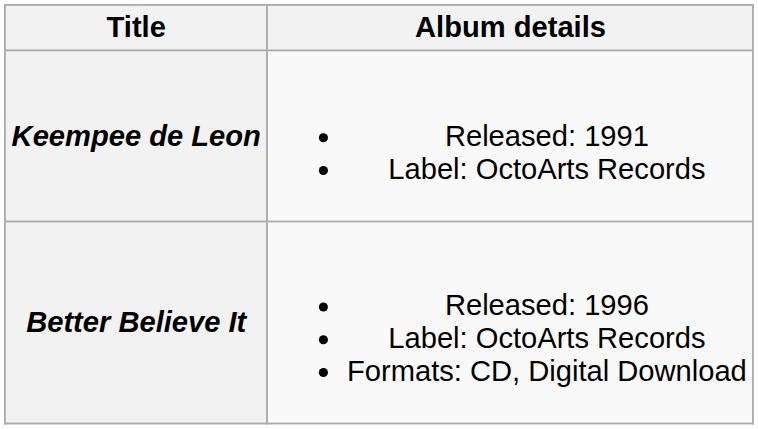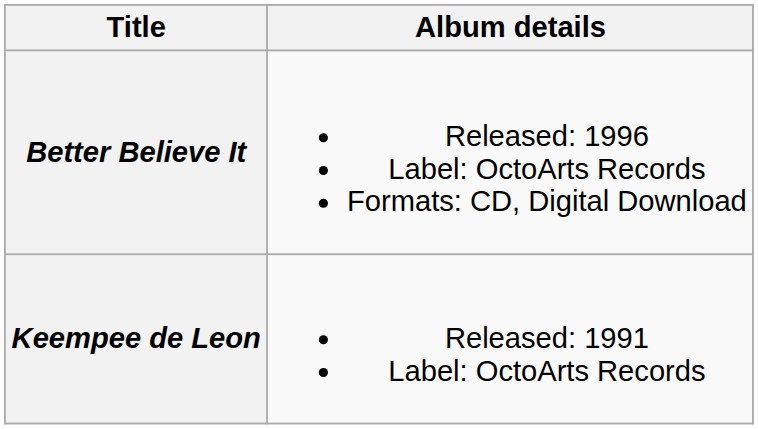rows swapped: (136, 135) <-> (136, 321)
